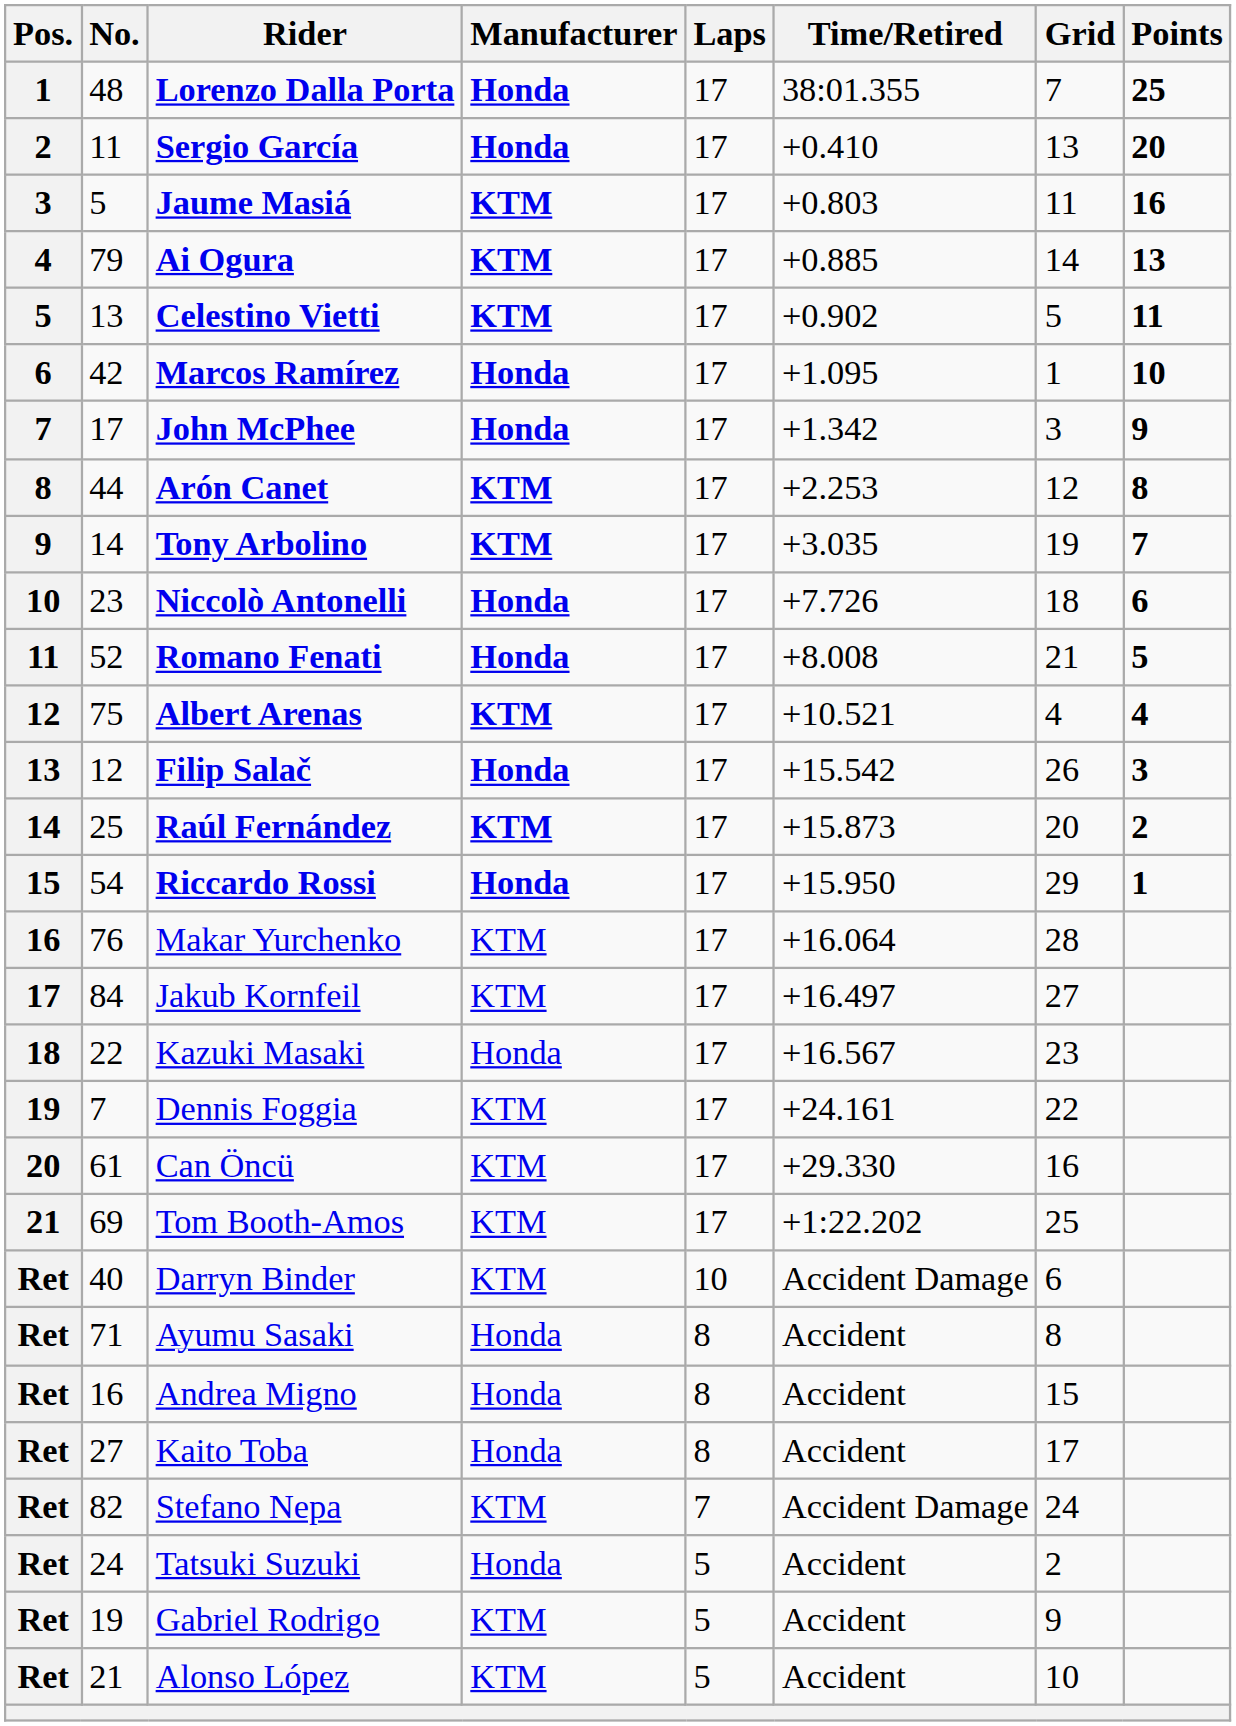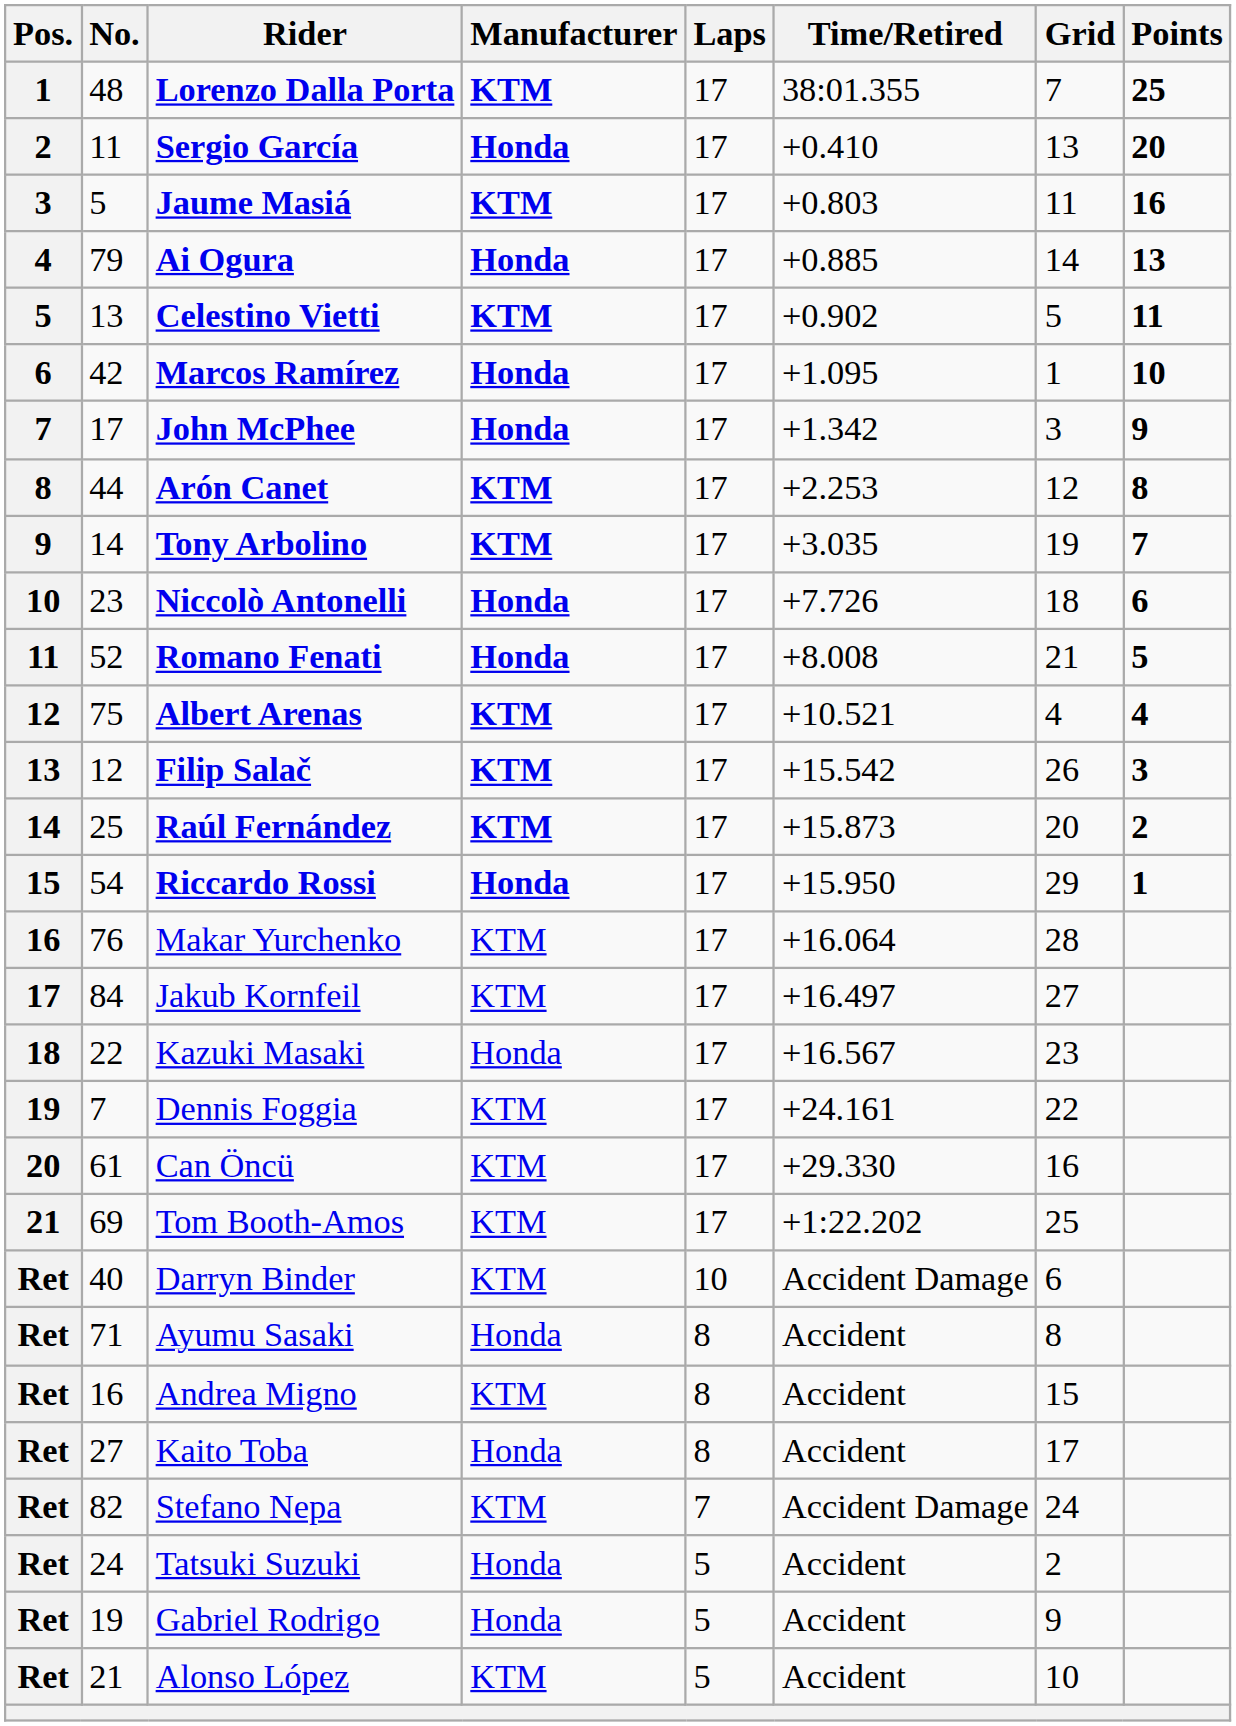(520, 89) Honda -> (511, 89) KTM
(511, 259) KTM -> (520, 259) Honda
(520, 769) Honda -> (511, 769) KTM
(516, 1392) Honda -> (508, 1392) KTM
(508, 1618) KTM -> (516, 1618) Honda
